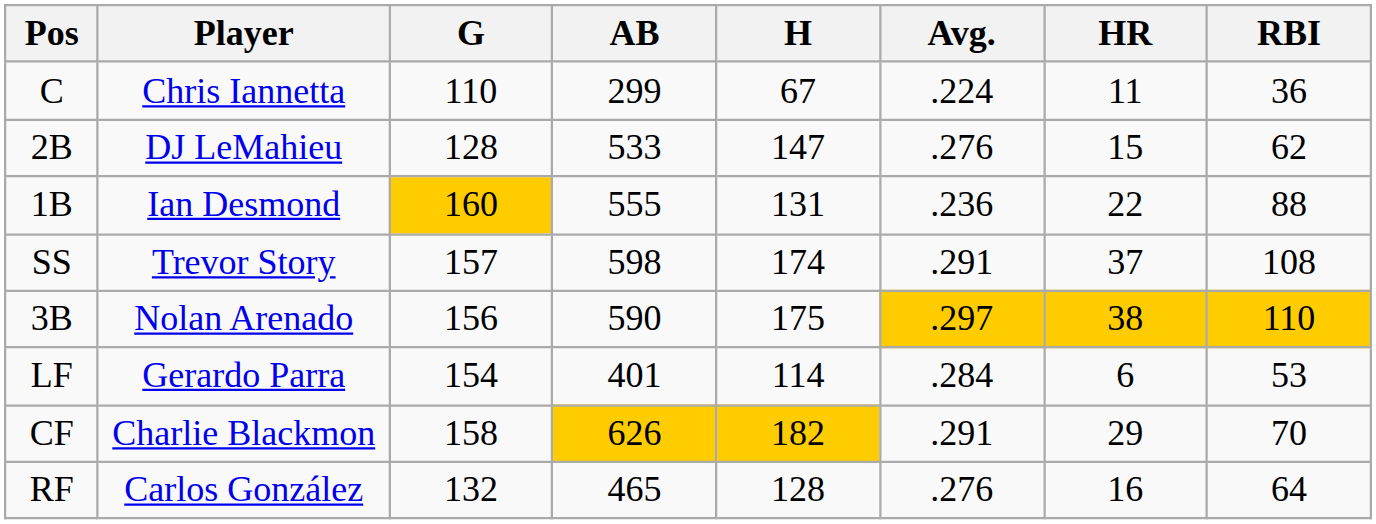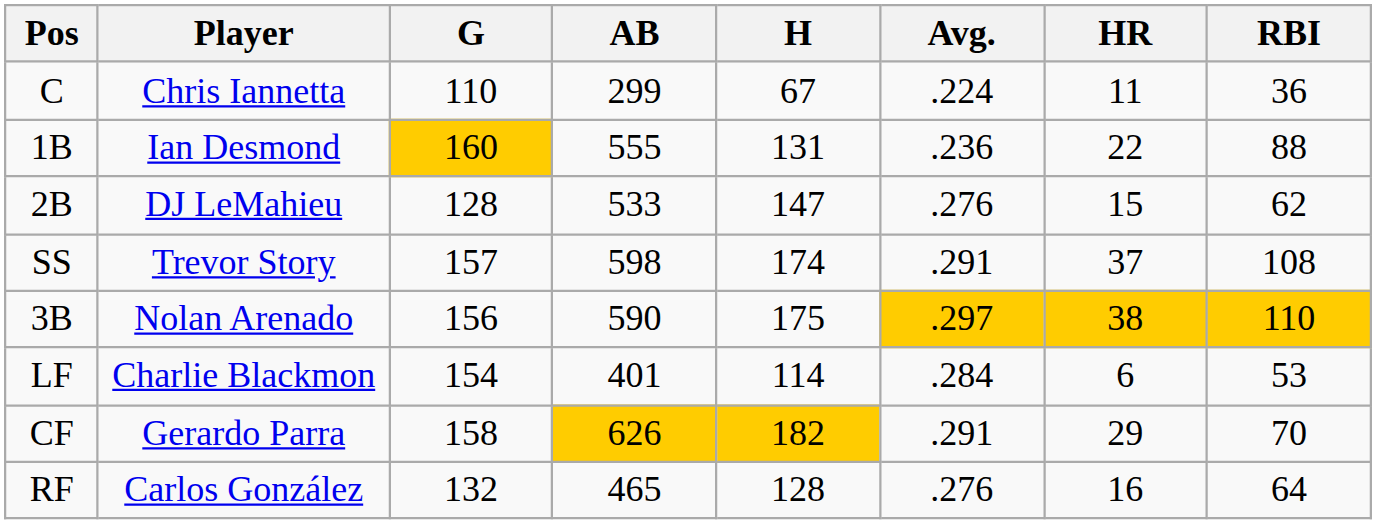rows swapped: (52, 204) <-> (52, 147)
(244, 375) Gerardo Parra -> (244, 375) Charlie Blackmon
(244, 432) Charlie Blackmon -> (244, 432) Gerardo Parra
